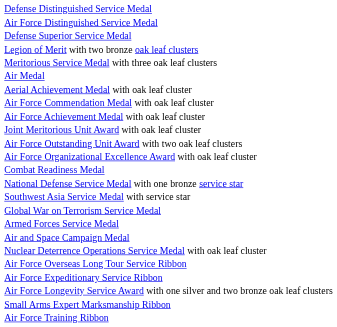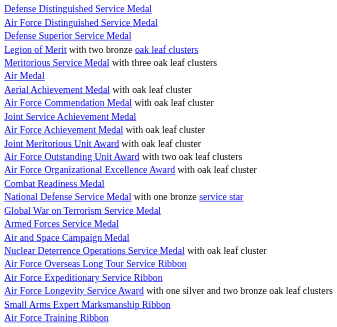+ row: (70, 116)
- row: (97, 197)
